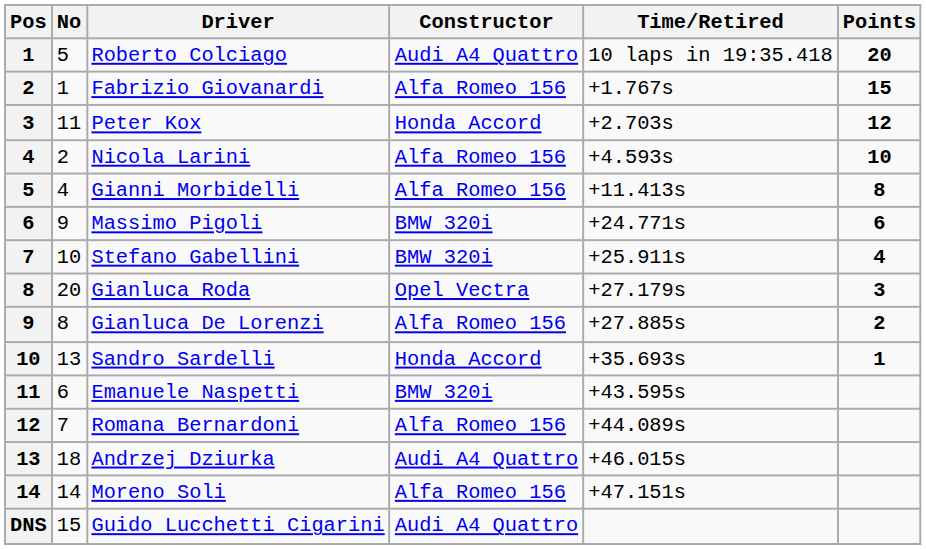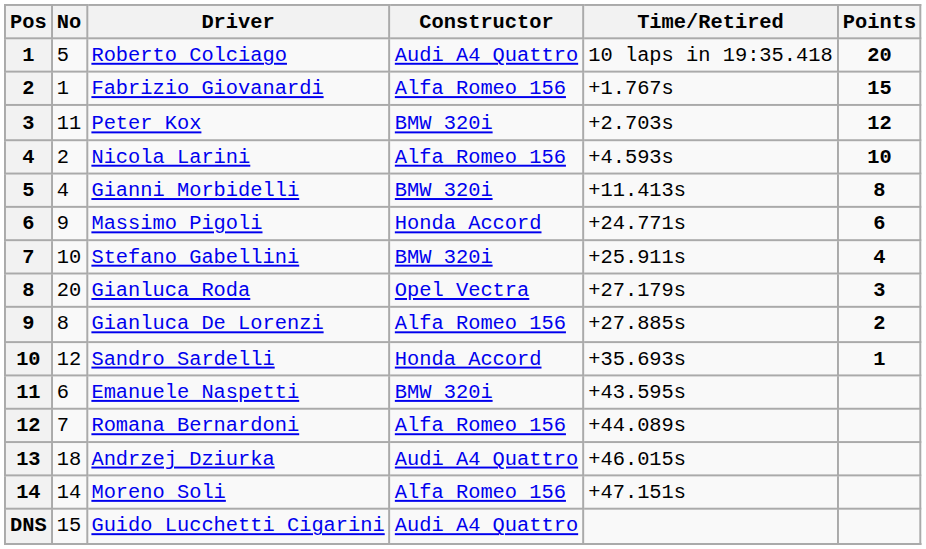(468, 123) Honda Accord -> (444, 123) BMW 320i
(480, 190) Alfa Romeo 156 -> (444, 190) BMW 320i
(444, 224) BMW 320i -> (468, 224) Honda Accord
(69, 358) 13 -> (69, 358) 12
